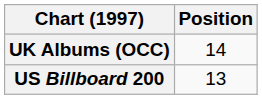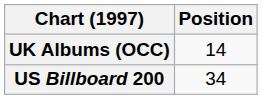(216, 79) 13 -> (216, 79) 34
